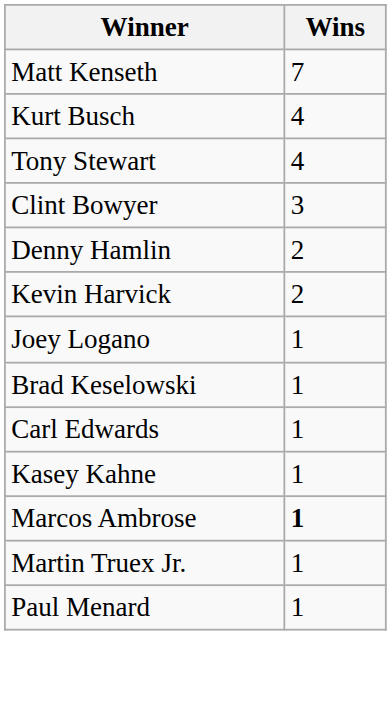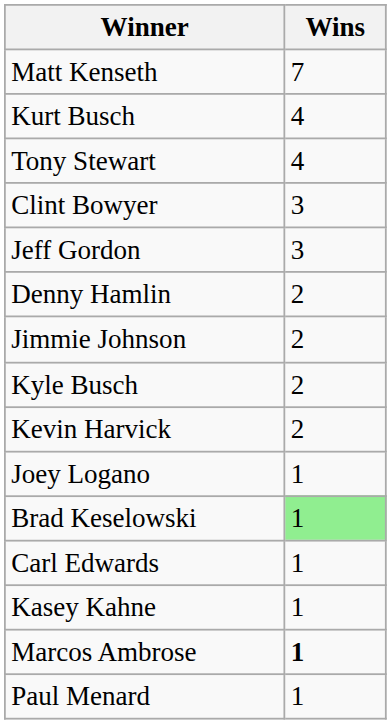+ row: (76, 250)
+ row: (99, 339)
+ row: (75, 383)
(298, 383) no background -> (298, 517) lightgreen background
- row: (99, 562)
